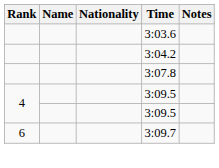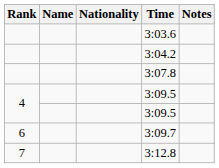+ row: (22, 152)
